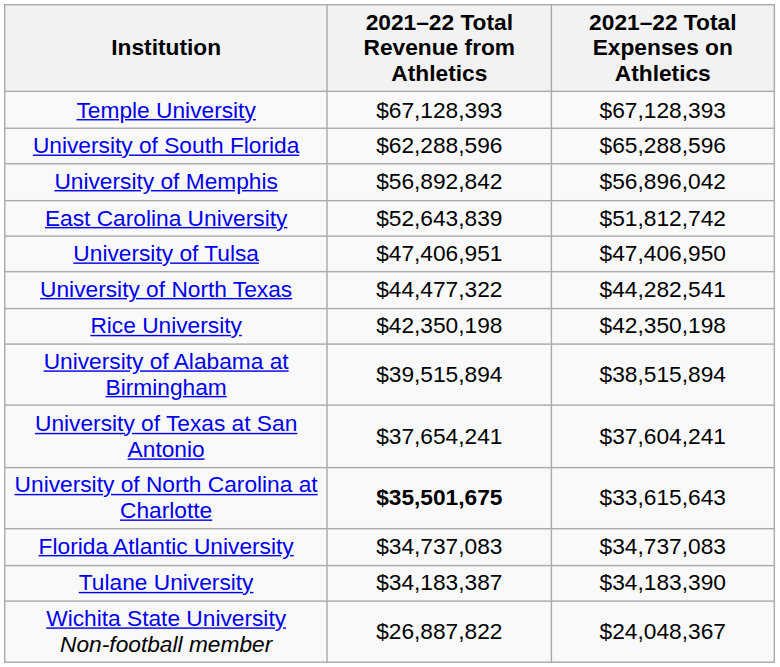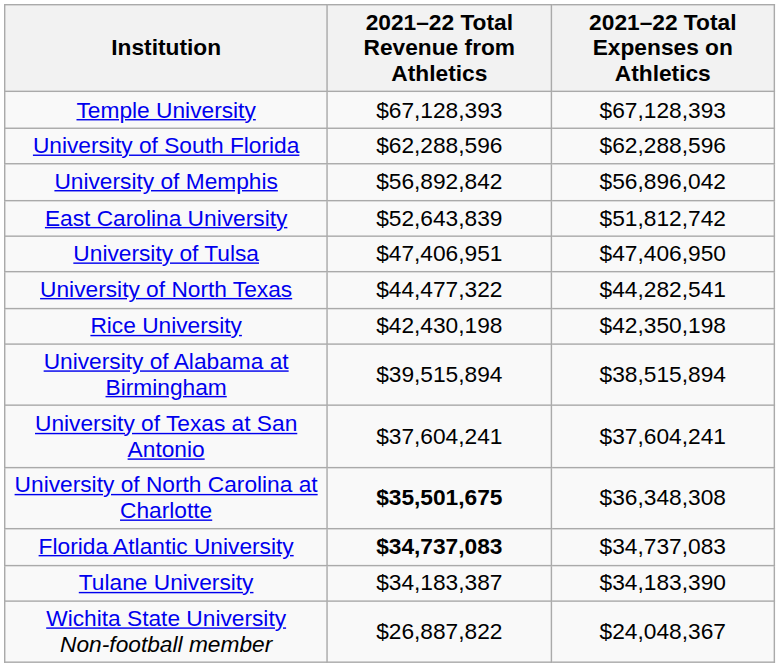(663, 145) $65,288,596 -> (663, 145) $62,288,596
(439, 325) $42,350,198 -> (439, 325) $42,430,198
(439, 436) $37,654,241 -> (439, 436) $37,604,241
(663, 497) $33,615,643 -> (663, 497) $36,348,308
(439, 546) normal -> (439, 546) bold
